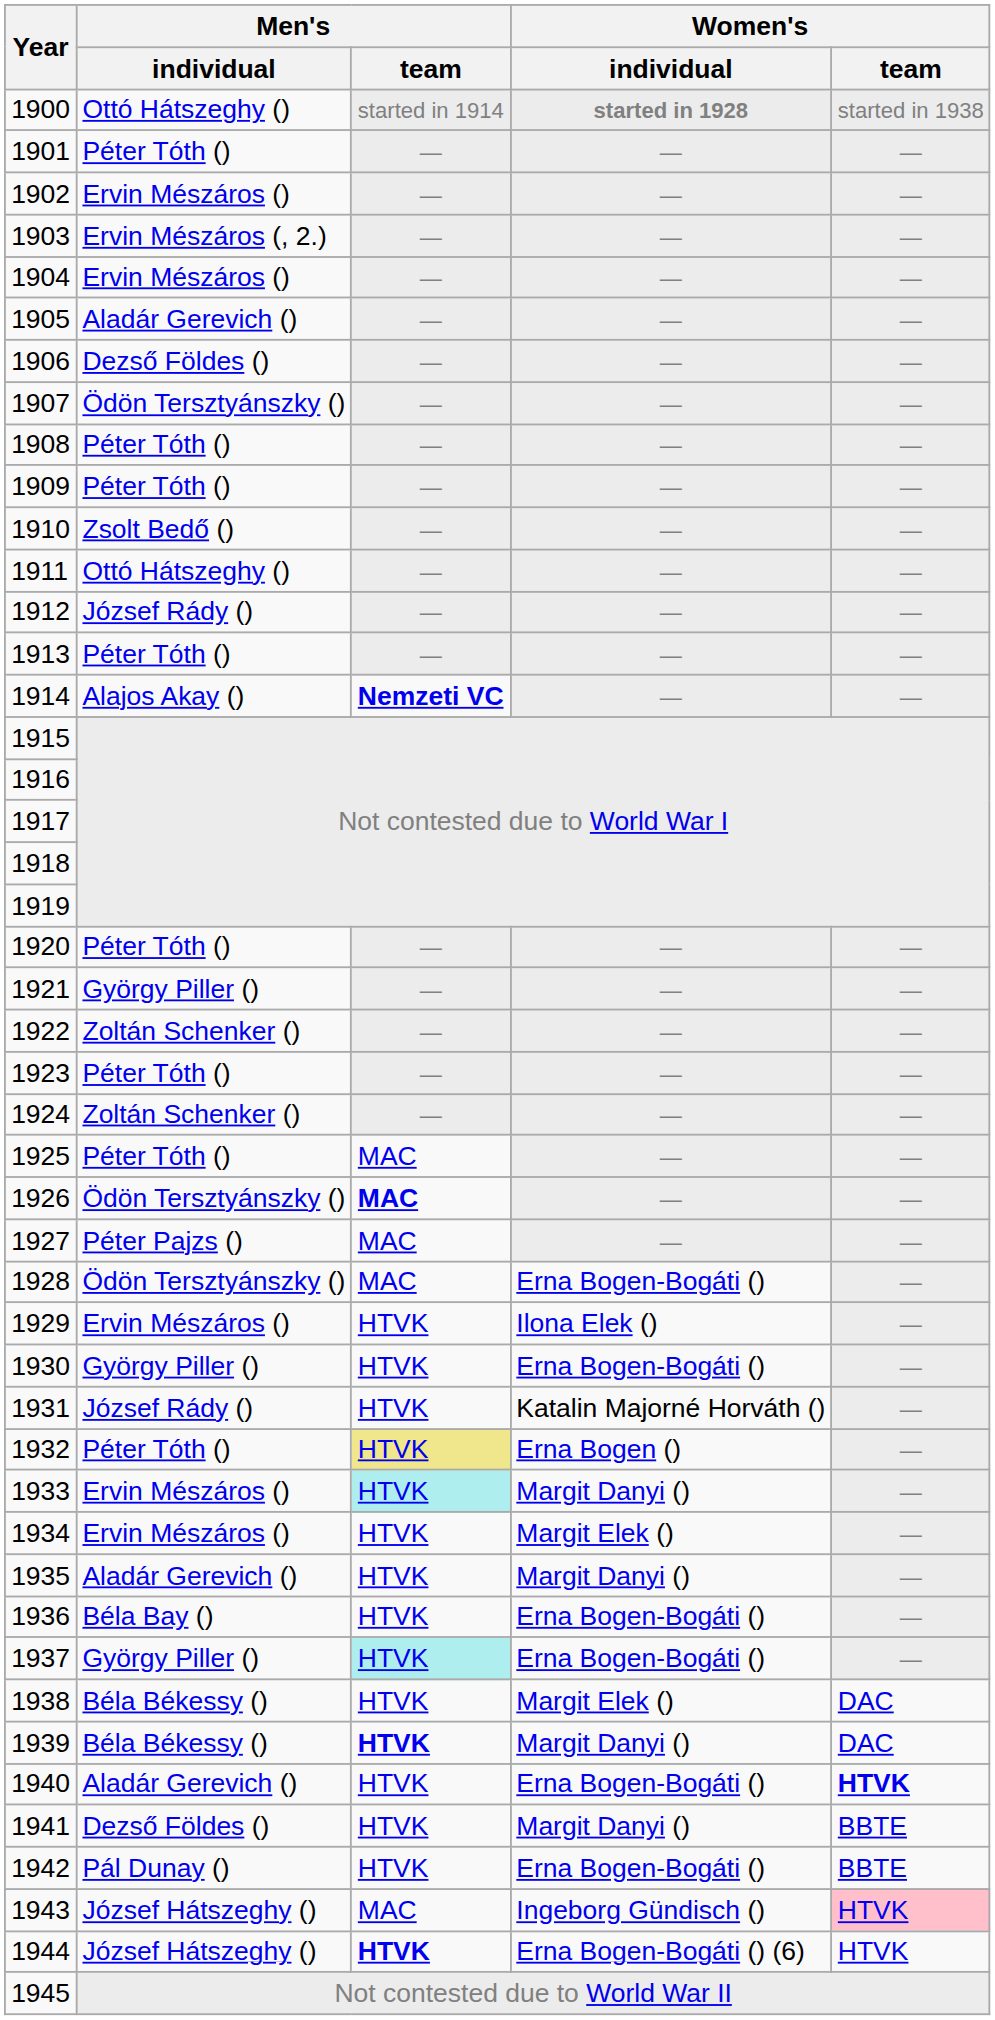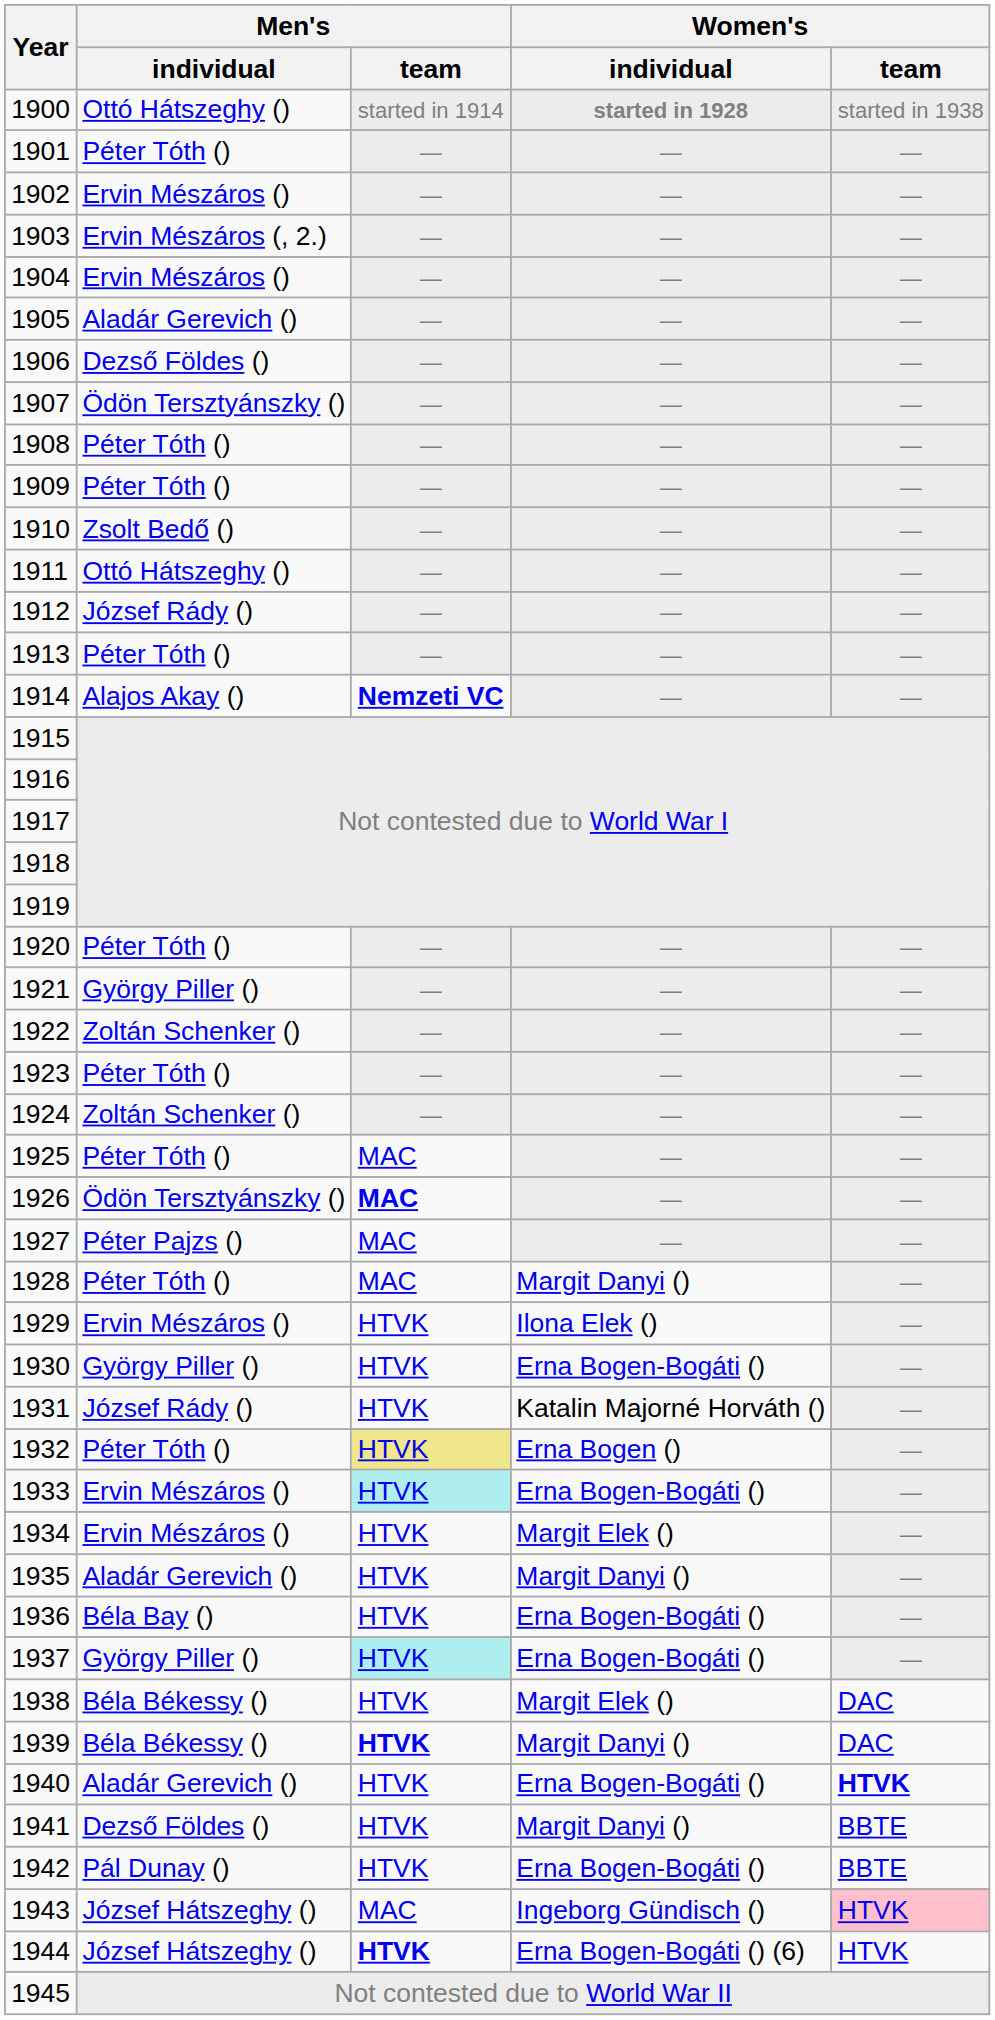(214, 1282) Ödön Tersztyánszky () -> (157, 1282) Péter Tóth ()
(641, 1282) Erna Bogen-Bogáti () -> (603, 1282) Margit Danyi ()
(603, 1491) Margit Danyi () -> (641, 1491) Erna Bogen-Bogáti ()
